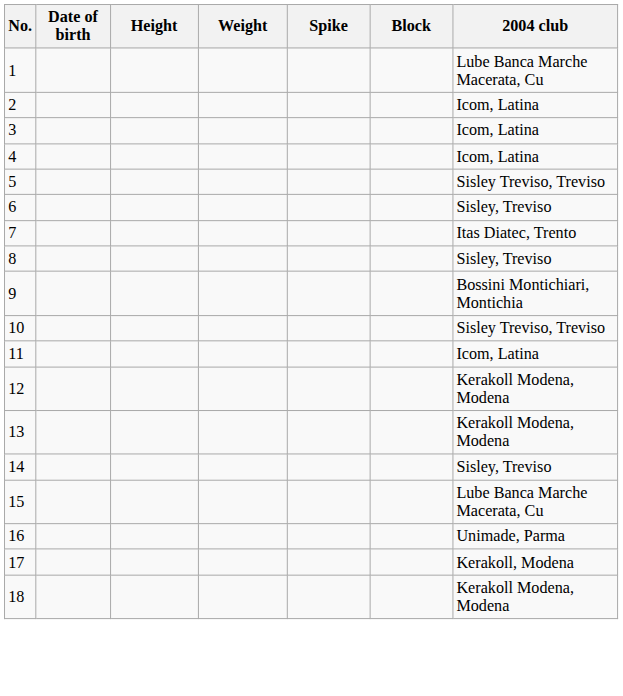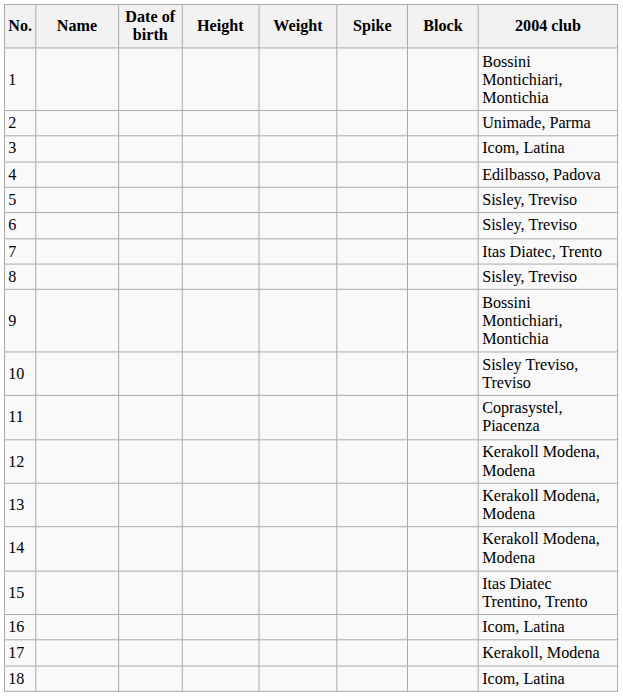+ column: (77, 26)
(522, 70) Lube Banca Marche Macerata, Cu -> (522, 79) Bossini Montichiari, Montichia
(498, 104) Icom, Latina -> (536, 123) Unimade, Parma
(498, 156) Icom, Latina -> (541, 174) Edilbasso, Padova
(531, 181) Sisley Treviso, Treviso -> (530, 199) Sisley, Treviso
(498, 353) Icom, Latina -> (522, 417) Coprasystel, Piacenza
(504, 467) Sisley, Treviso -> (541, 548) Kerakoll Modena, Modena
(522, 501) Lube Banca Marche Macerata, Cu -> (535, 592) Itas Diatec Trentino, Trento
(511, 536) Unimade, Parma -> (523, 627) Icom, Latina
(515, 596) Kerakoll Modena, Modena -> (523, 678) Icom, Latina
